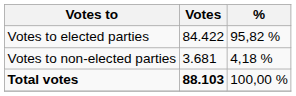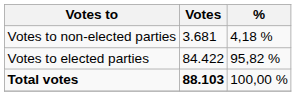rows swapped: (78, 36) <-> (92, 58)
